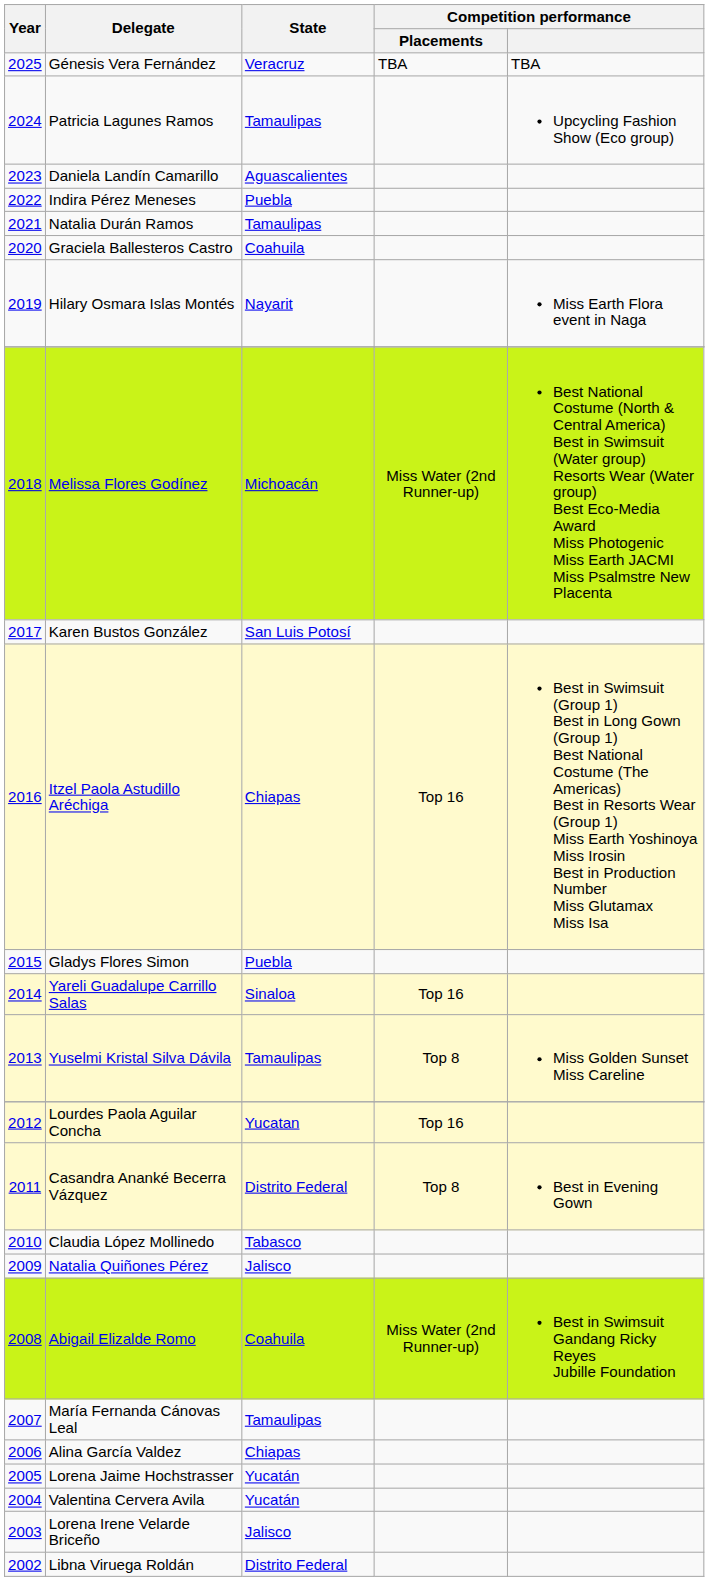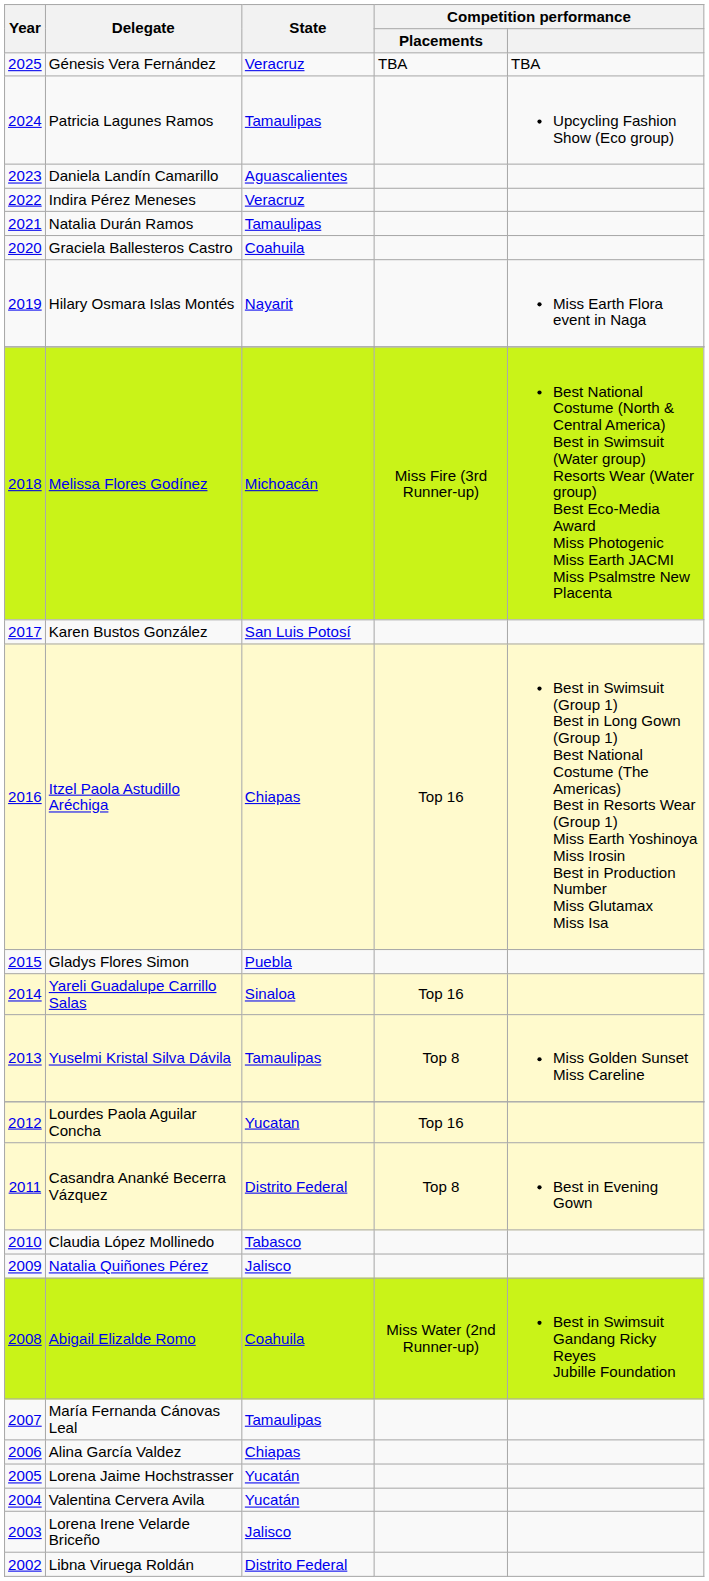(268, 200) Puebla -> (275, 200) Veracruz
(441, 484) Miss Water (2nd Runner-up) -> (441, 484) Miss Fire (3rd Runner-up)
